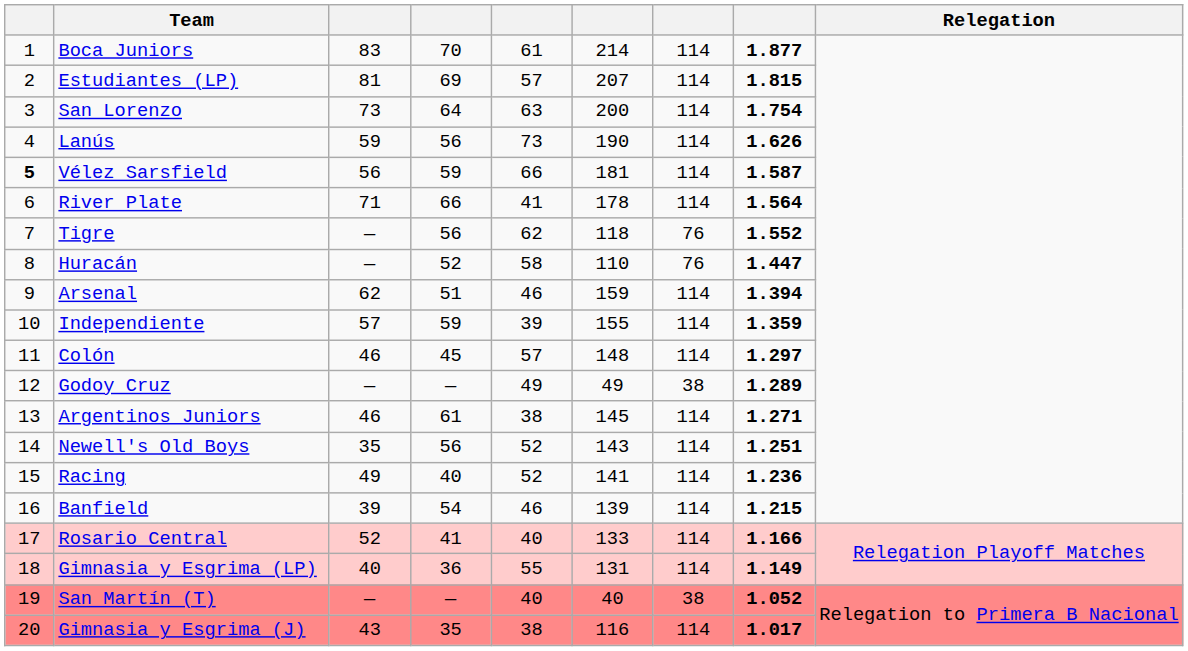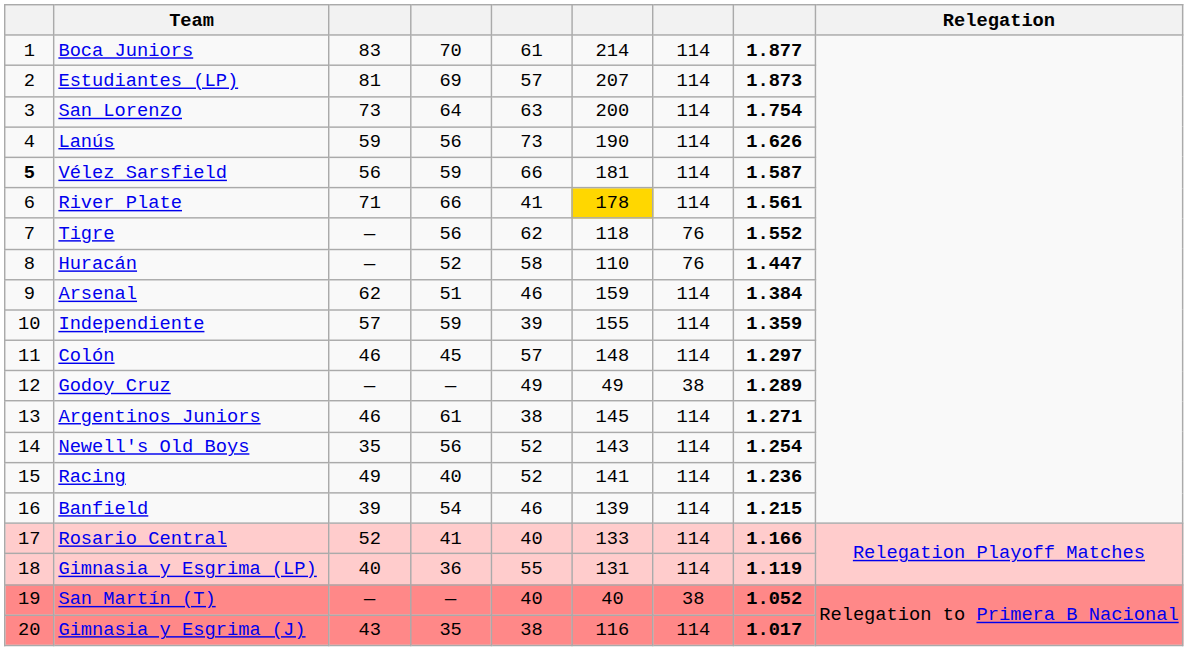(774, 81) 1.815 -> (774, 81) 1.873
(612, 203) no background -> (612, 203) gold background
(774, 203) 1.564 -> (774, 203) 1.561
(774, 295) 1.394 -> (774, 295) 1.384
(774, 447) 1.251 -> (774, 447) 1.254
(774, 569) 1.149 -> (774, 569) 1.119
